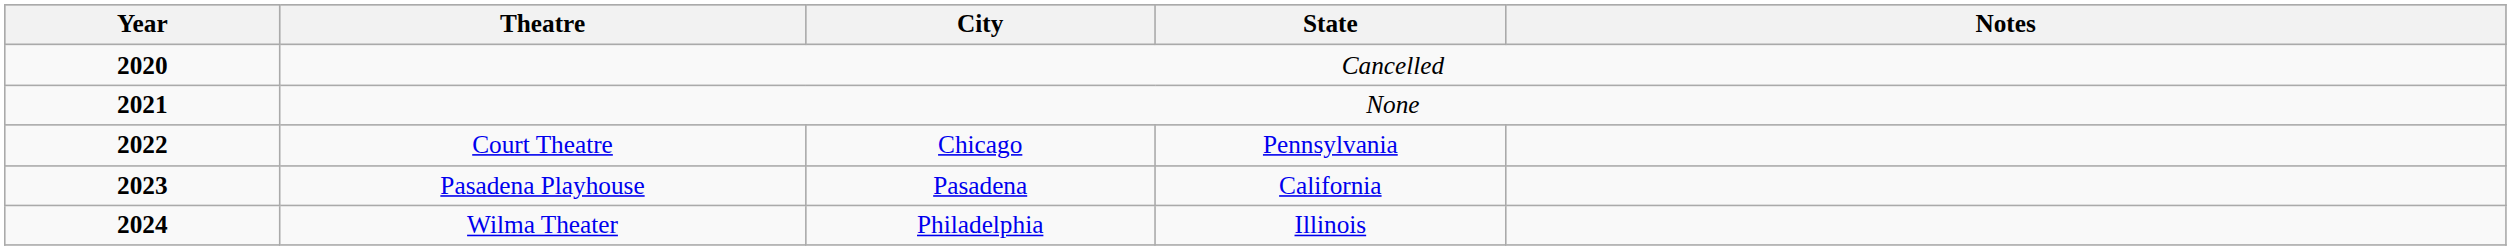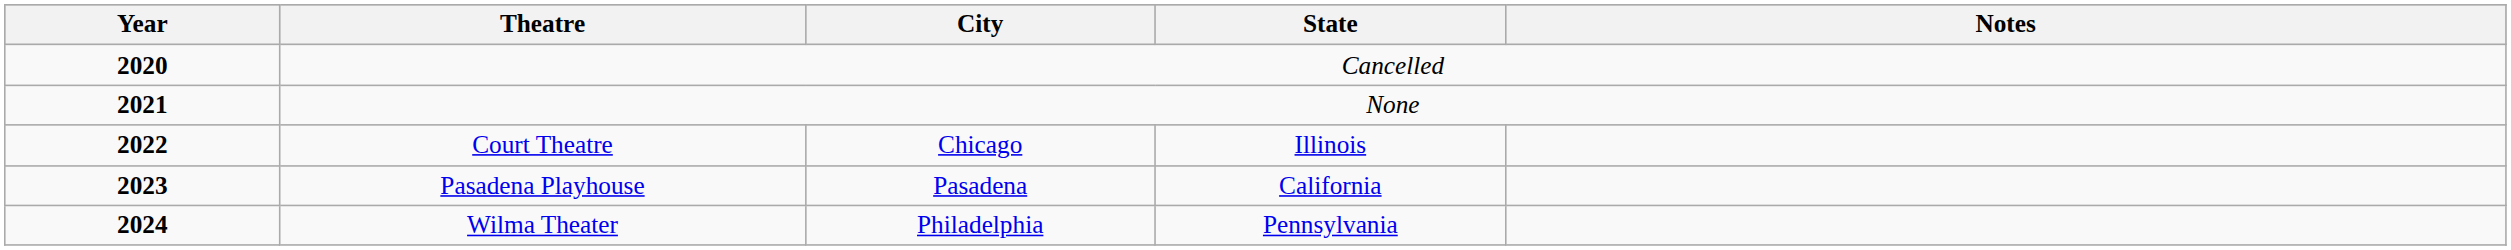(1330, 144) Pennsylvania -> (1330, 144) Illinois
(1330, 225) Illinois -> (1330, 225) Pennsylvania
